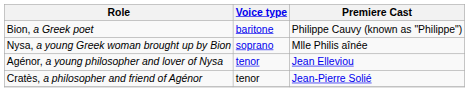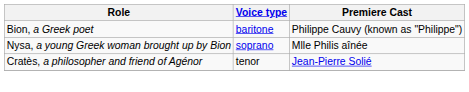- row: (115, 62)
